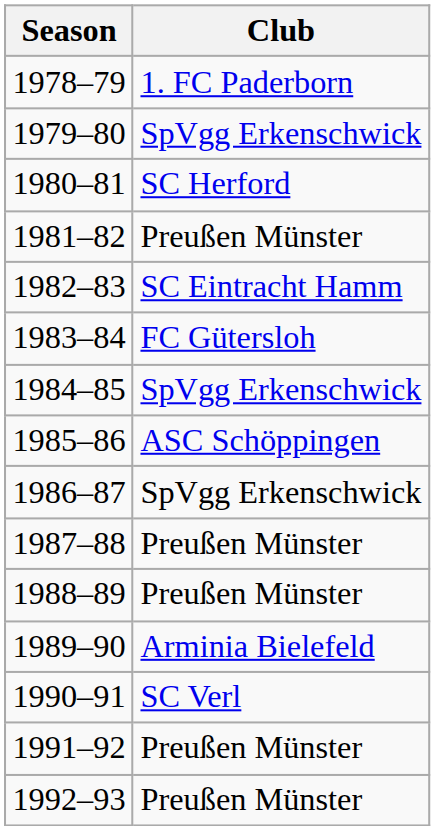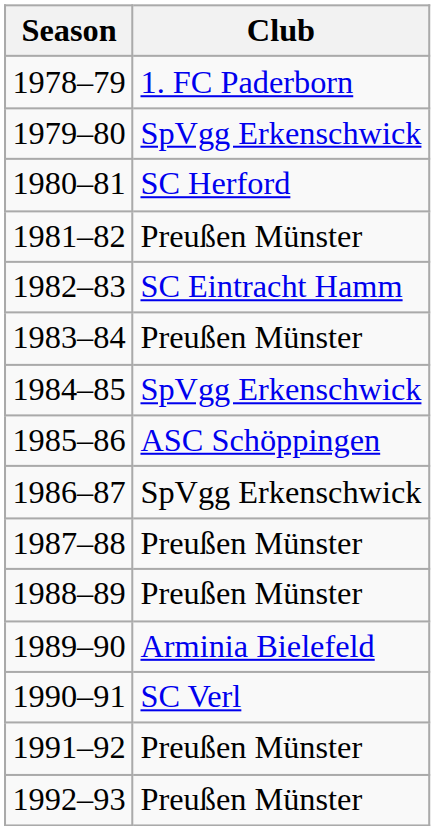(228, 337) FC Gütersloh -> (251, 337) Preußen Münster
